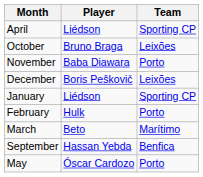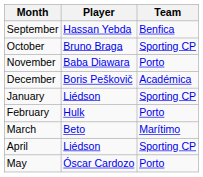rows swapped: (33, 146) <-> (17, 29)
(157, 46) Leixões -> (168, 46) Sporting CP
(157, 79) Leixões -> (165, 79) Académica
